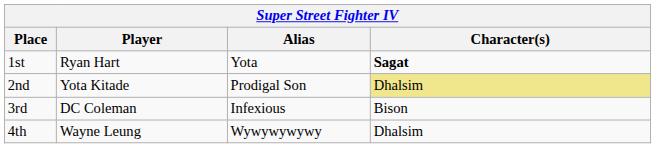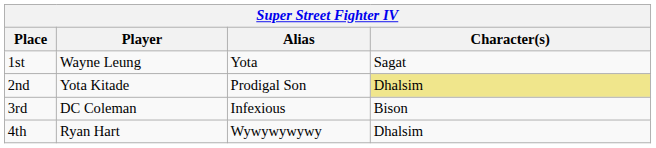(90, 62) Ryan Hart -> (100, 62) Wayne Leung
(391, 62) bold -> (390, 62) normal
(100, 131) Wayne Leung -> (90, 131) Ryan Hart
